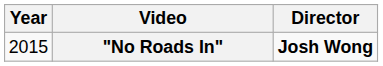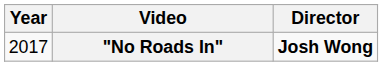(28, 46) 2015 -> (28, 46) 2017
